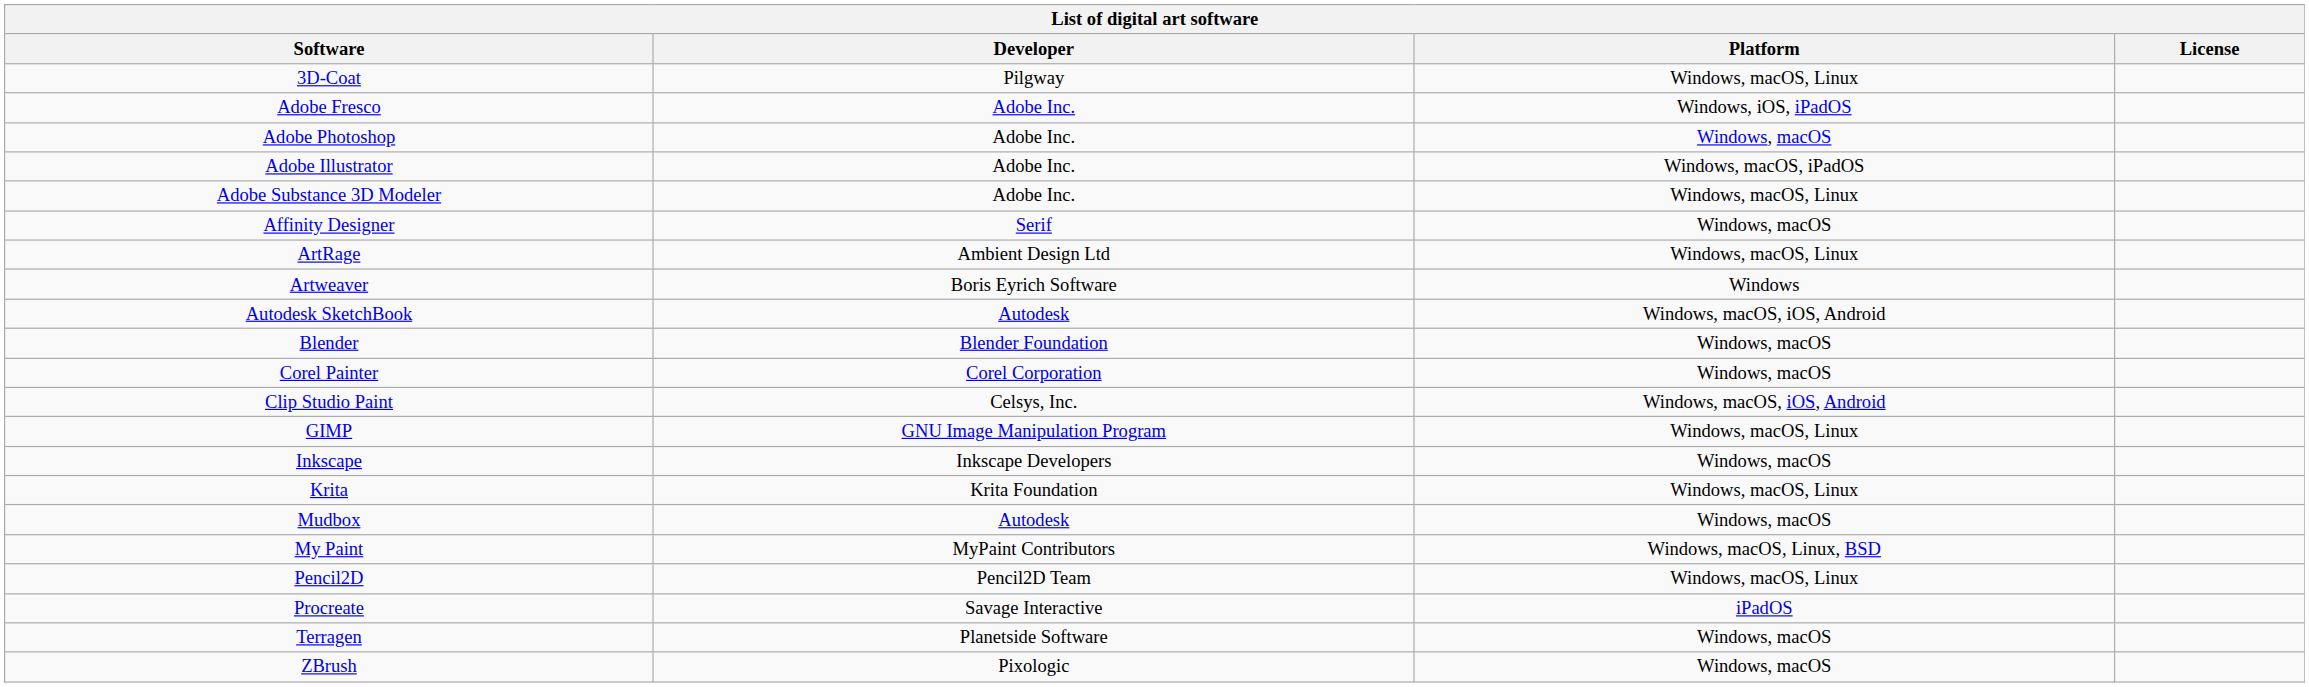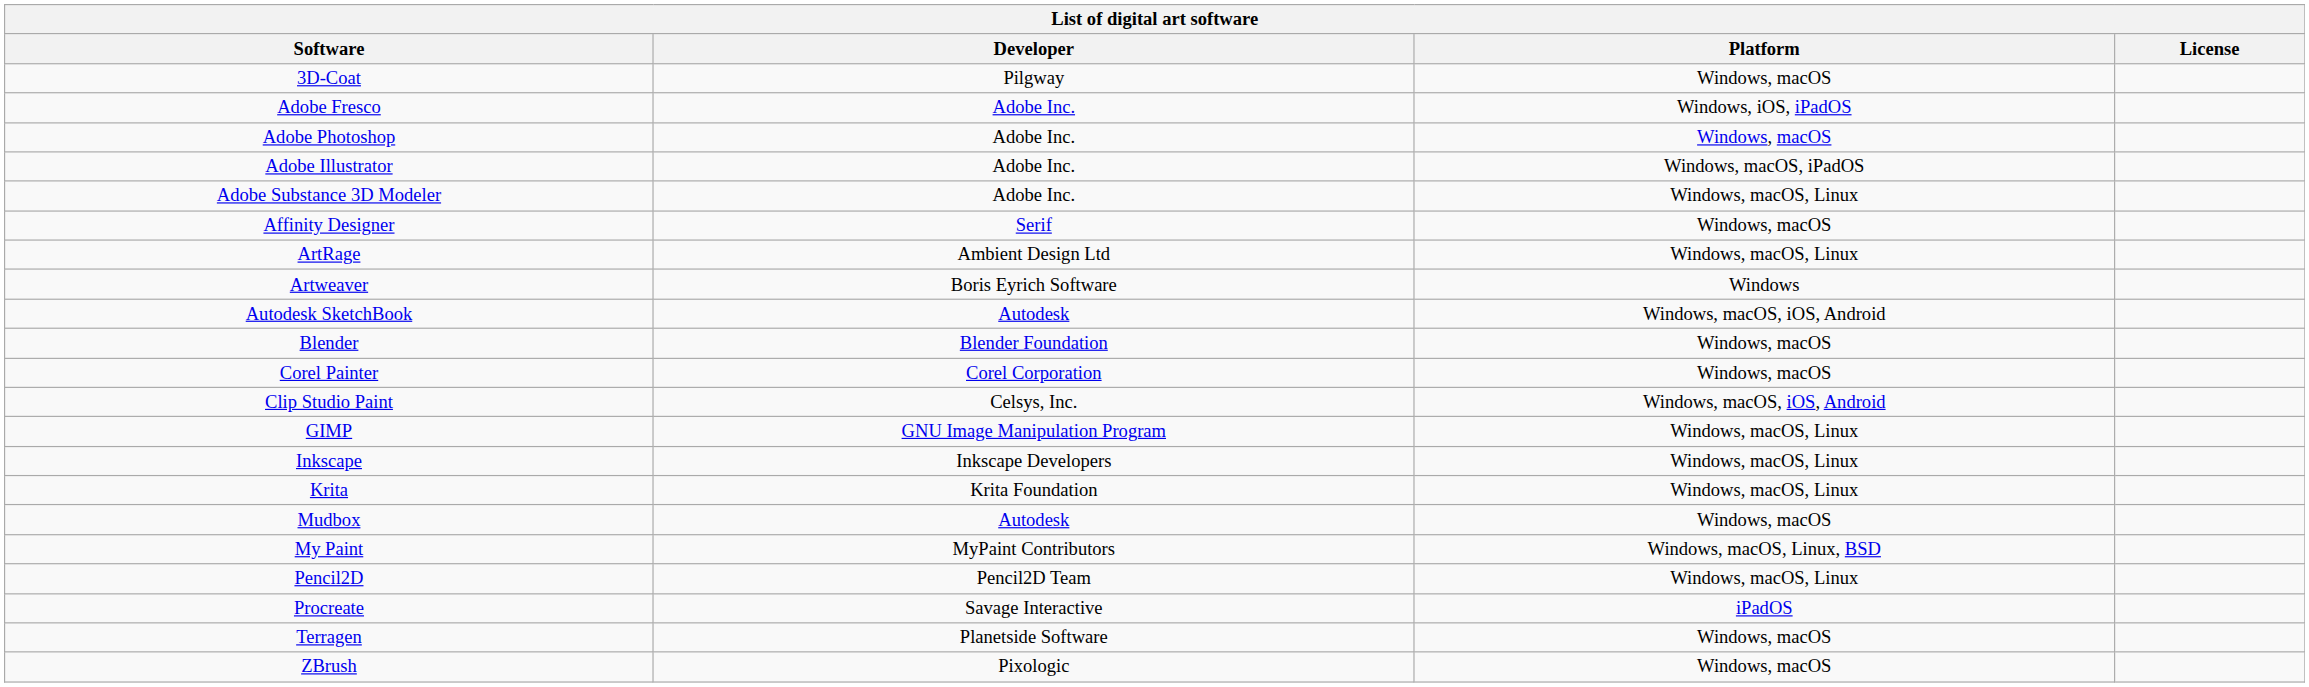(1764, 78) Windows, macOS, Linux -> (1764, 78) Windows, macOS
(1764, 460) Windows, macOS -> (1764, 460) Windows, macOS, Linux
